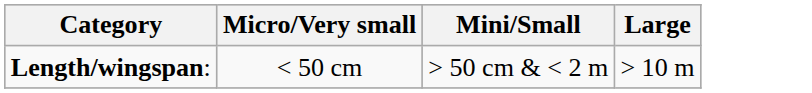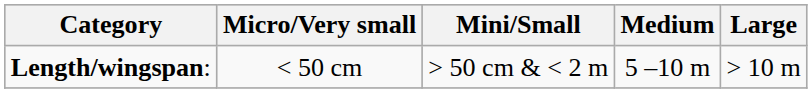+ column: (667, 25)
